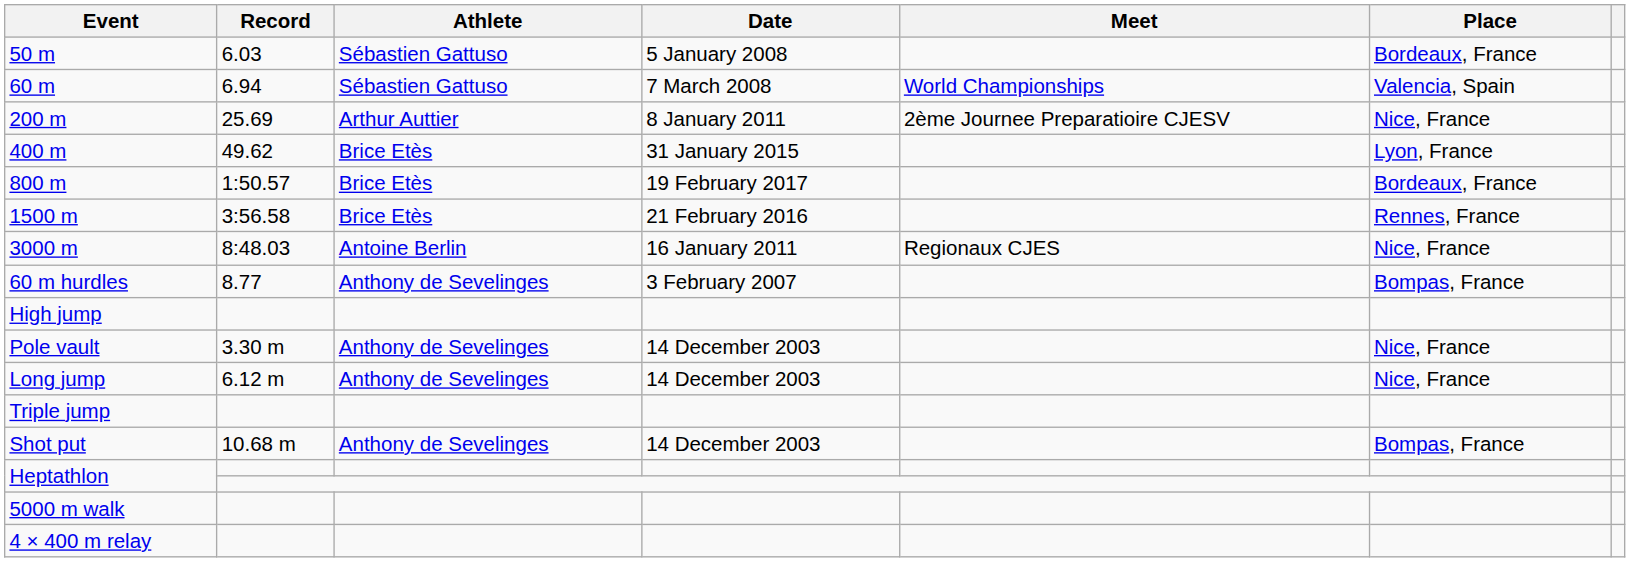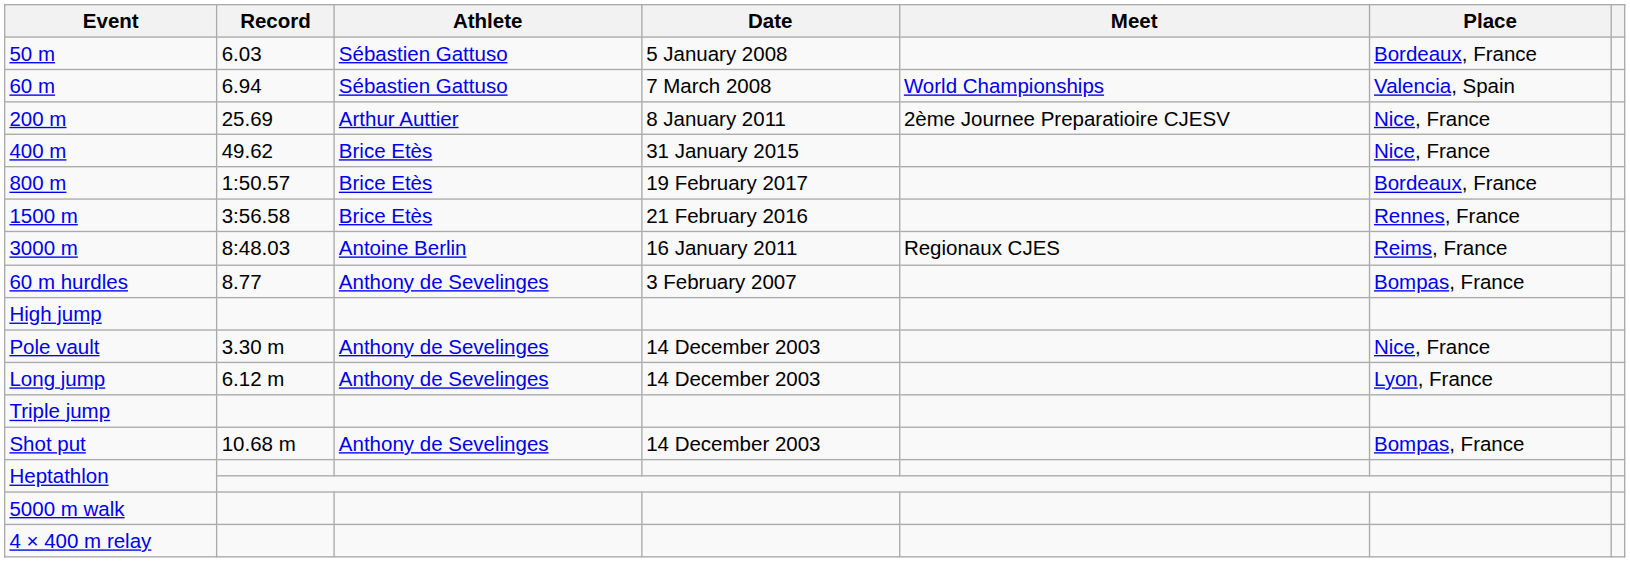(1433, 151) Lyon, France -> (1432, 151) Nice, France
(1432, 248) Nice, France -> (1441, 248) Reims, France
(1432, 378) Nice, France -> (1433, 378) Lyon, France
